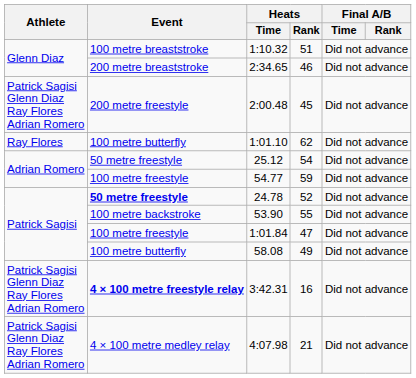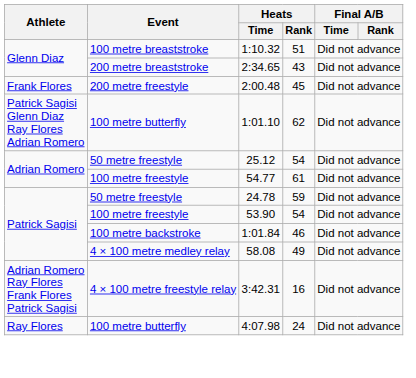(306, 67) 46 -> (299, 67) 43
(46, 105) Patrick Sagisi Glenn Diaz Ray Flores Adrian Romero -> (39, 86) Frank Flores
(35, 142) Ray Flores -> (46, 123) Patrick Sagisi Glenn Diaz Ray Flores Adrian Romero
(306, 179) 59 -> (299, 179) 61
(139, 197) bold -> (136, 197) normal
(306, 197) 52 -> (299, 197) 59
(145, 215) 100 metre backstroke -> (139, 215) 100 metre freestyle
(306, 215) 55 -> (299, 215) 54
(139, 233) 100 metre freestyle -> (145, 233) 100 metre backstroke
(306, 233) 47 -> (299, 233) 46
(138, 251) 100 metre butterfly -> (160, 251) 4 × 100 metre medley relay
(46, 289) Patrick Sagisi Glenn Diaz Ray Flores Adrian Romero -> (46, 289) Adrian Romero Ray Flores Frank Flores Patrick Sagisi
(167, 289) bold -> (163, 289) normal
(46, 345) Patrick Sagisi Glenn Diaz Ray Flores Adrian Romero -> (35, 326) Ray Flores
(160, 345) 4 × 100 metre medley relay -> (138, 326) 100 metre butterfly
(306, 345) 21 -> (299, 326) 24
